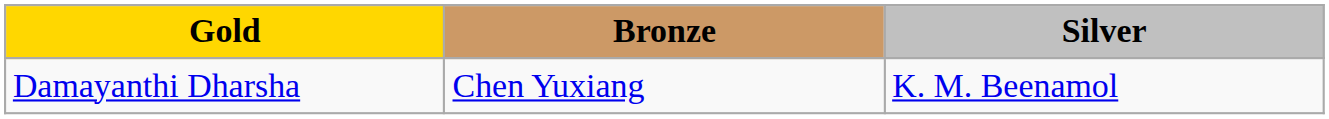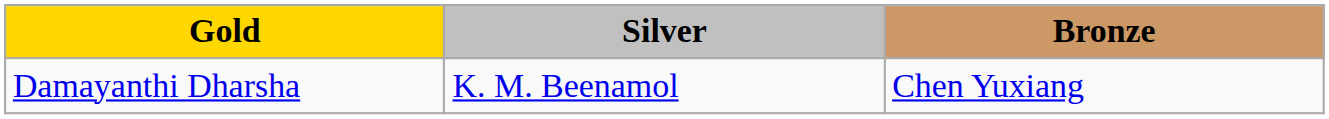columns swapped: (1104, 31) <-> (665, 31)
